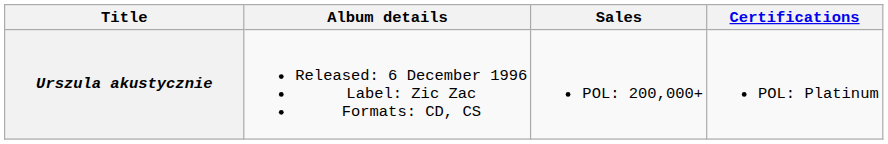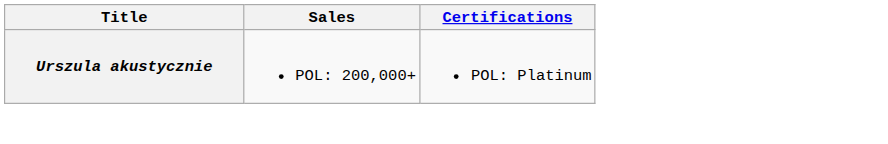- column: (388, 17)
